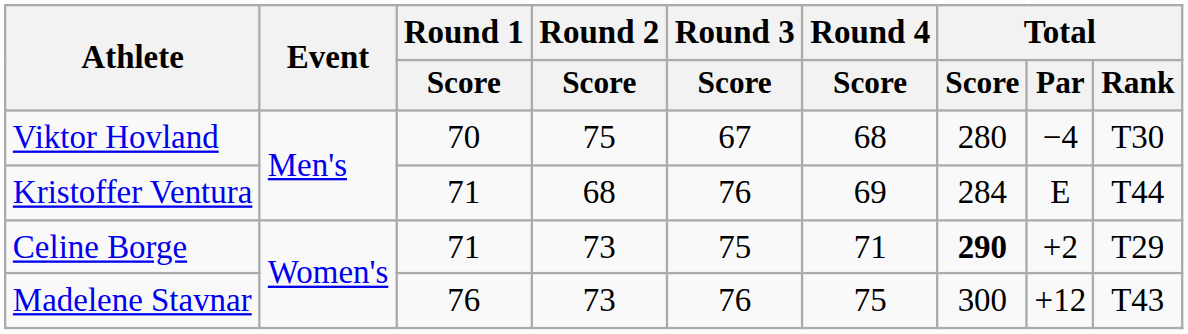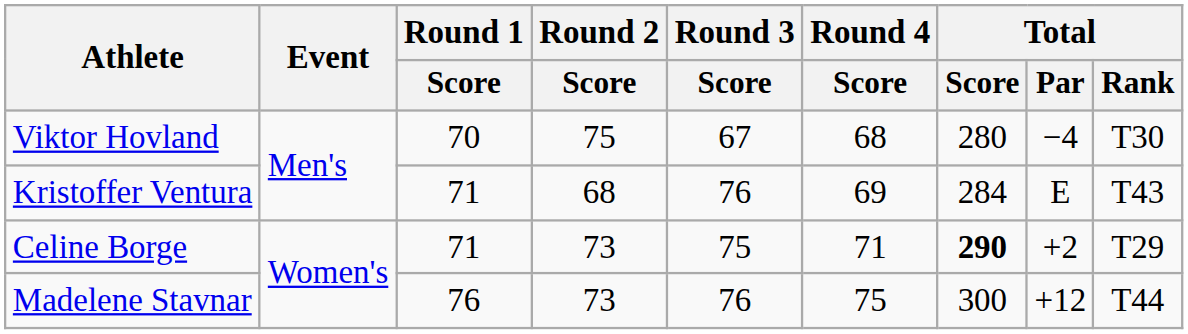(1138, 192) T44 -> (1138, 192) T43
(1138, 301) T43 -> (1138, 301) T44
